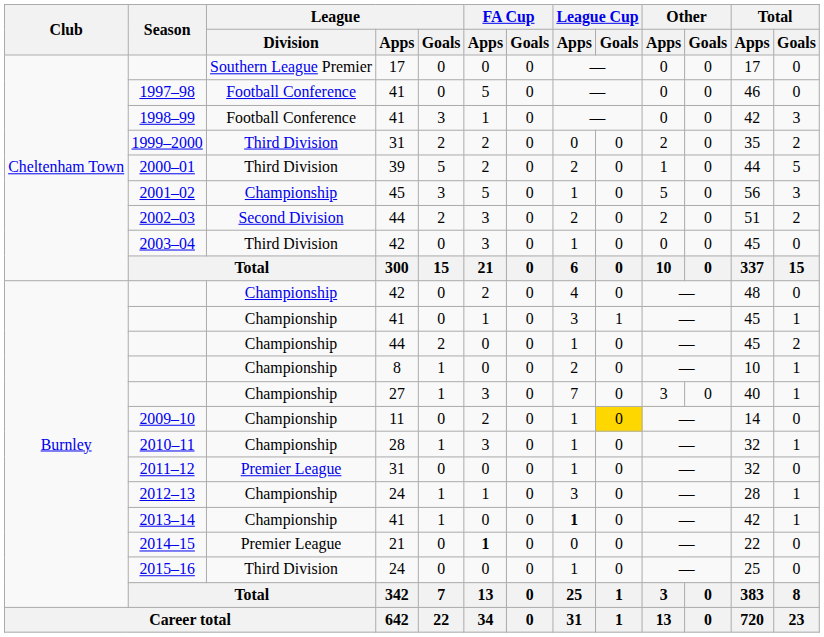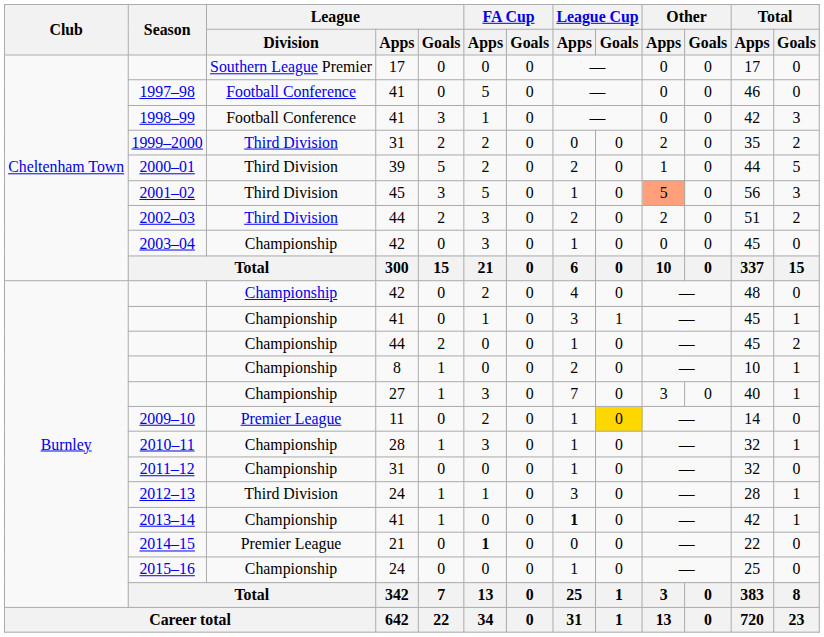(291, 192) Championship -> (291, 192) Third Division
(664, 192) no background -> (664, 192) lightsalmon background
(291, 218) Second Division -> (291, 218) Third Division
(291, 243) Third Division -> (291, 243) Championship
(291, 419) Championship -> (291, 419) Premier League
(291, 469) Premier League -> (291, 469) Championship
(291, 494) Championship -> (291, 494) Third Division
(291, 569) Third Division -> (291, 569) Championship
